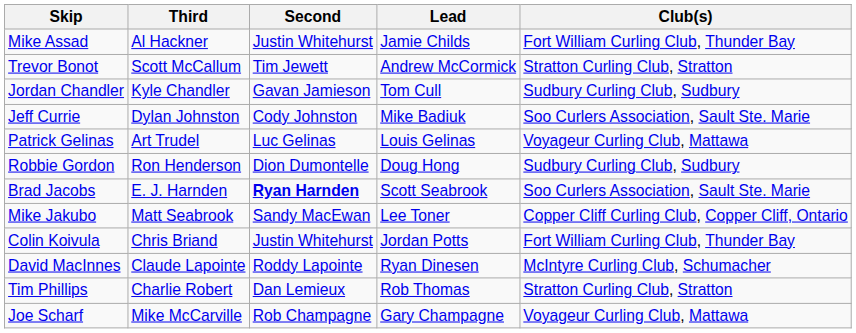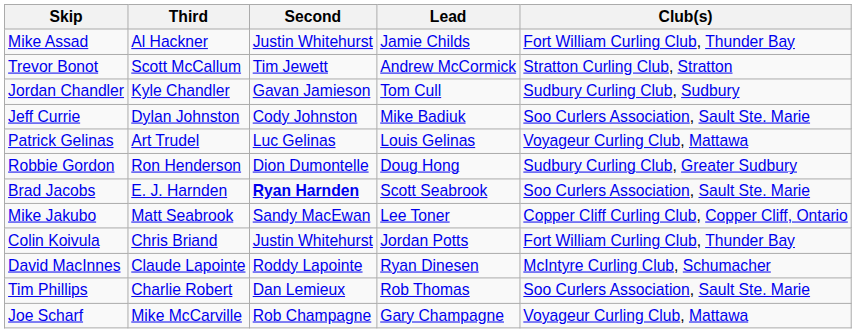(631, 166) Sudbury Curling Club, Sudbury -> (660, 166) Sudbury Curling Club, Greater Sudbury
(628, 290) Stratton Curling Club, Stratton -> (667, 290) Soo Curlers Association, Sault Ste. Marie
